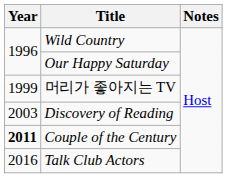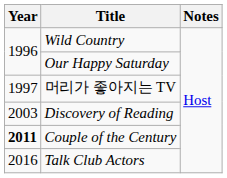(23, 88) 1999 -> (23, 88) 1997
